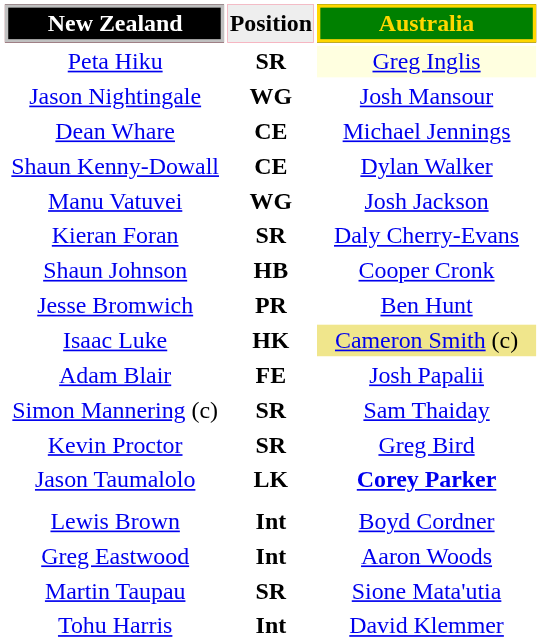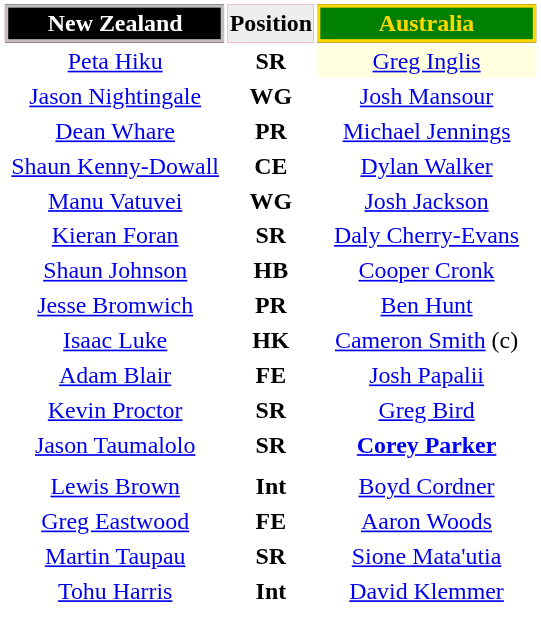(271, 130) CE -> (271, 130) PR
(427, 340) khaki background -> (427, 340) no background
- row: (115, 409)
(271, 479) LK -> (271, 444) SR
(271, 555) Int -> (271, 521) FE
